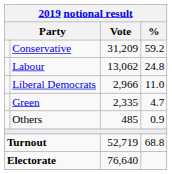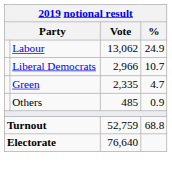- row: (42, 48)
(154, 66) 24.8 -> (154, 48) 24.9
(155, 84) 11.0 -> (154, 66) 10.7
(123, 142) 52,719 -> (123, 125) 52,759
